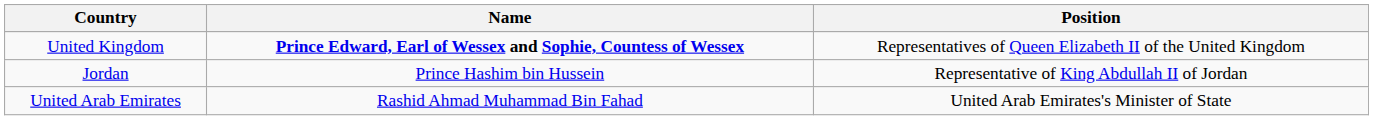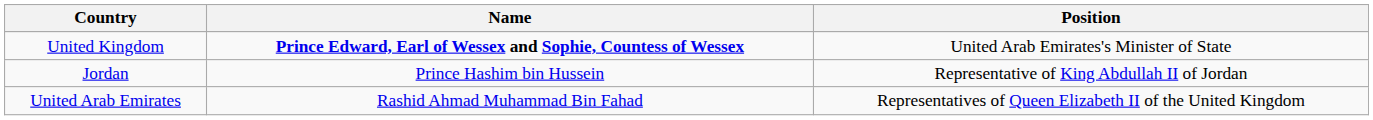(1091, 45) Representatives of Queen Elizabeth II of the United Kingdom -> (1091, 45) United Arab Emirates's Minister of State
(1091, 100) United Arab Emirates's Minister of State -> (1091, 100) Representatives of Queen Elizabeth II of the United Kingdom
